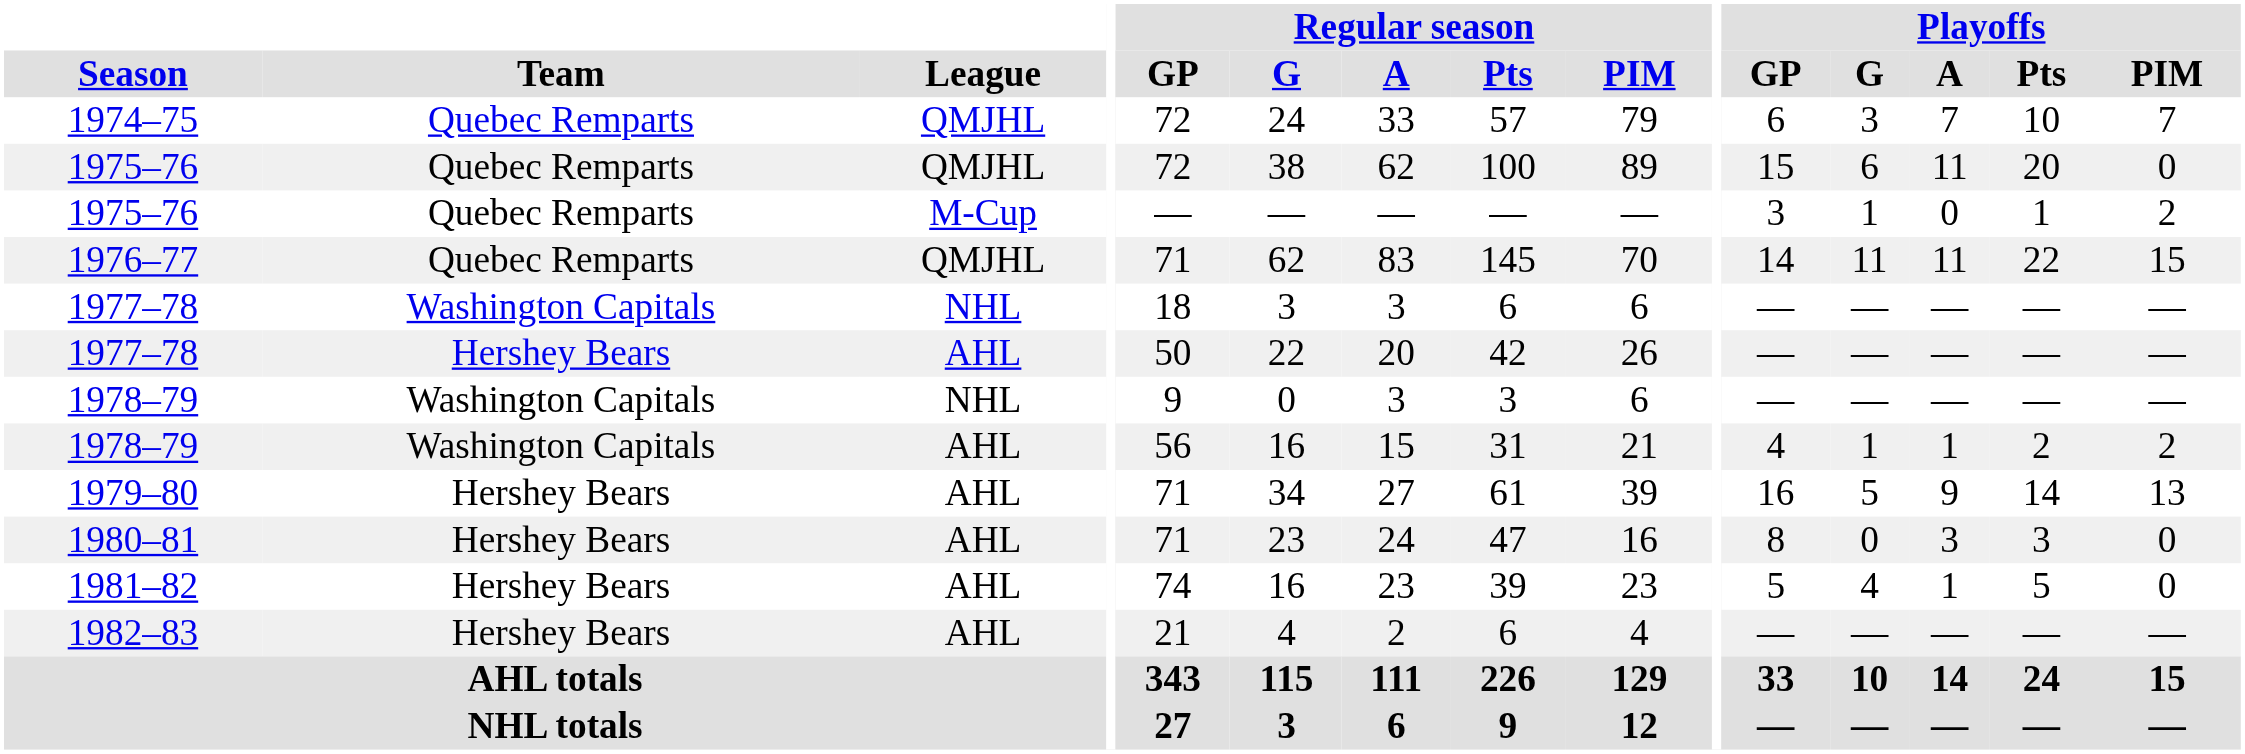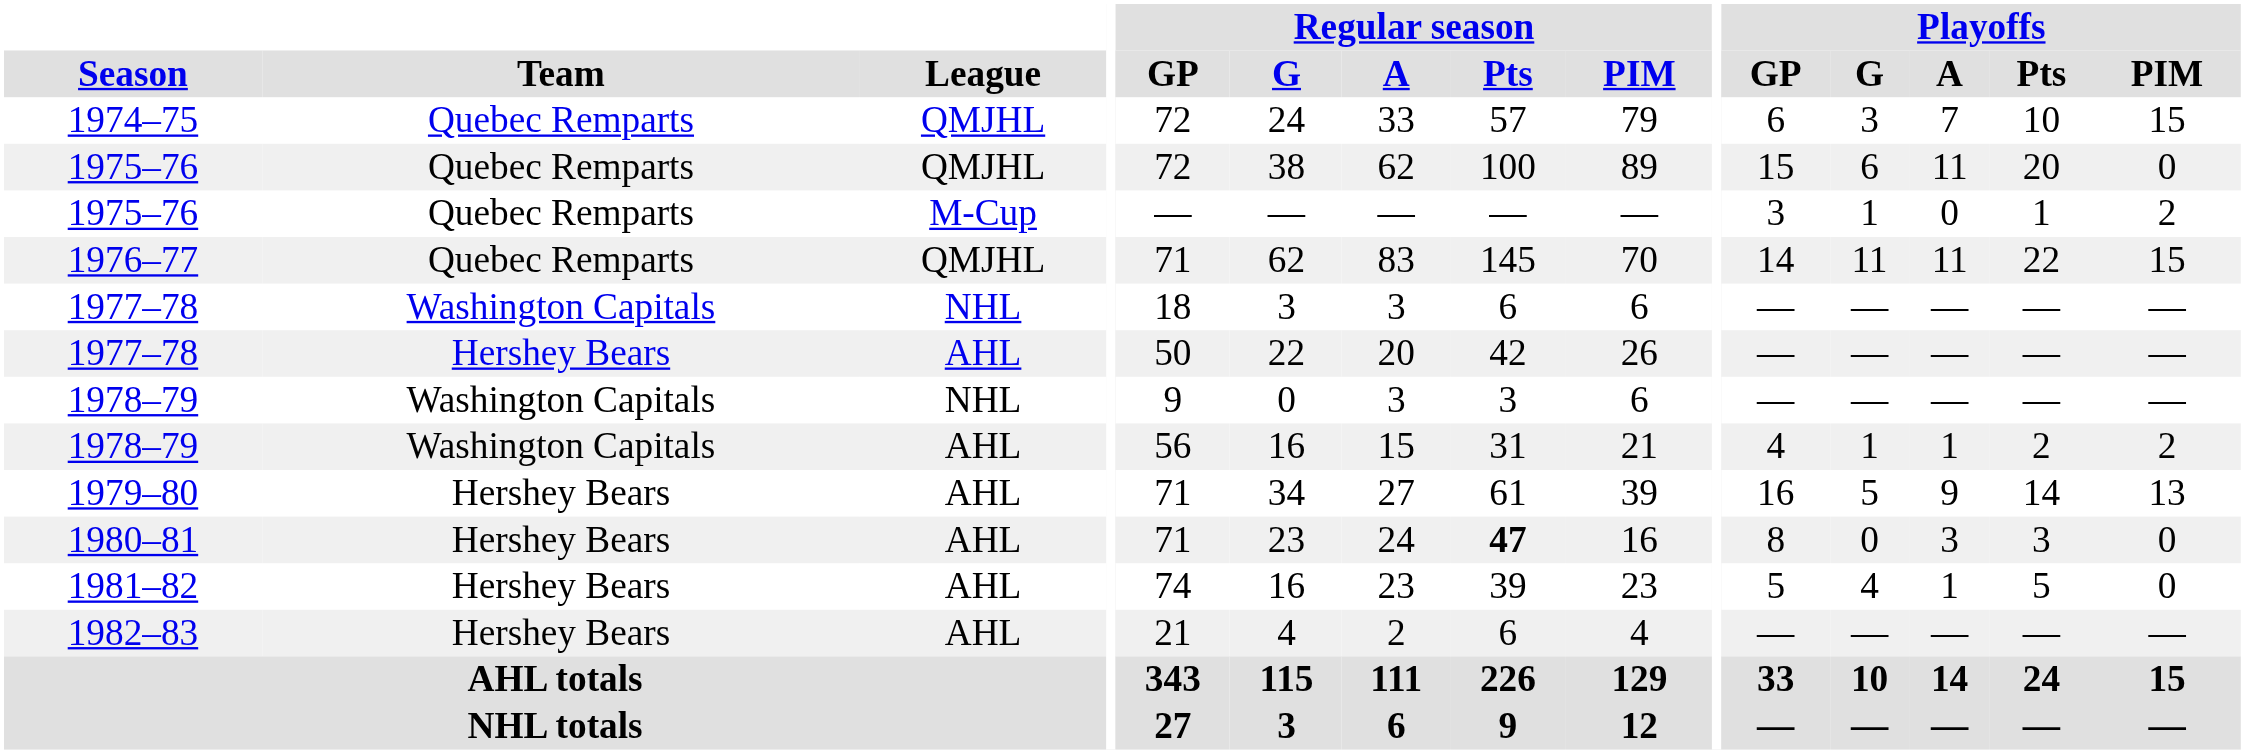(2167, 119) 7 -> (2167, 119) 15
(1508, 539) normal -> (1508, 539) bold
